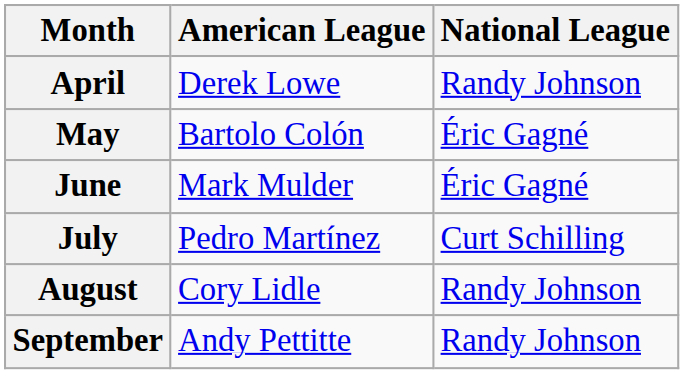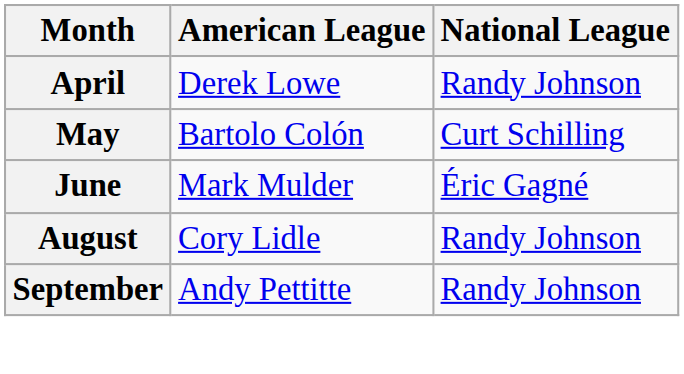(514, 133) Éric Gagné -> (533, 133) Curt Schilling
- row: (88, 237)
